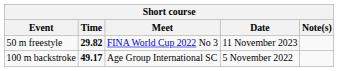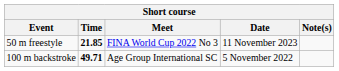(91, 43) 29.82 -> (91, 43) 21.85
(91, 58) 49.17 -> (91, 58) 49.71
